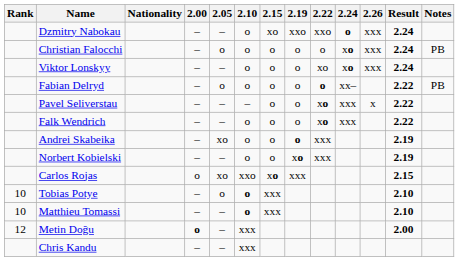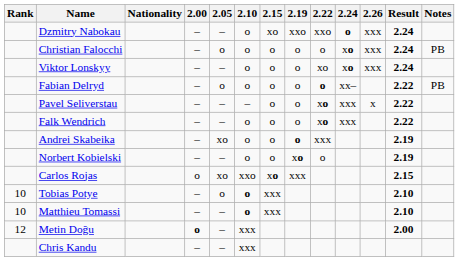(323, 157) xxx -> (323, 157) o
